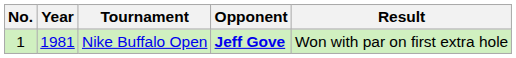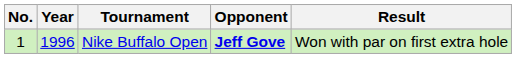(58, 42) 1981 -> (58, 42) 1996
